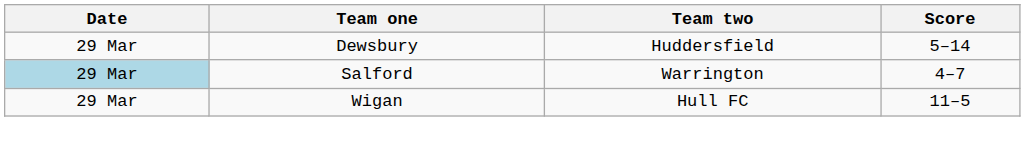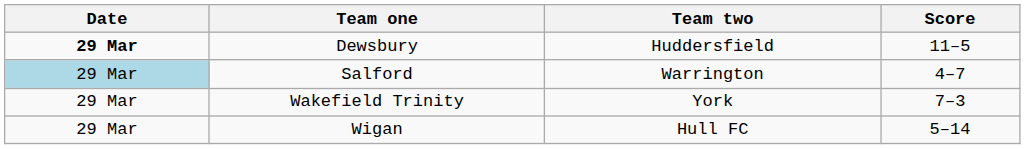(107, 46) normal -> (107, 46) bold
(950, 46) 5–14 -> (950, 46) 11–5
+ row: (377, 102)
(950, 102) 11–5 -> (950, 130) 5–14
